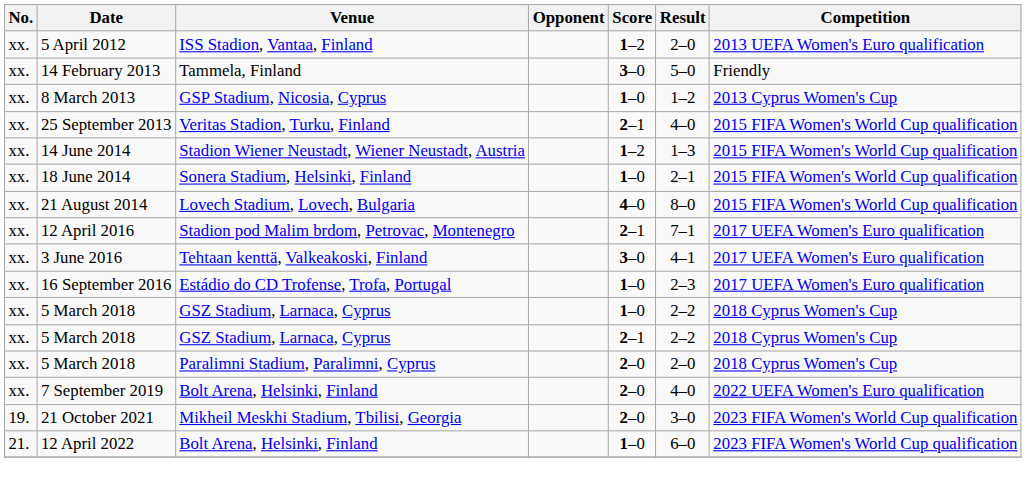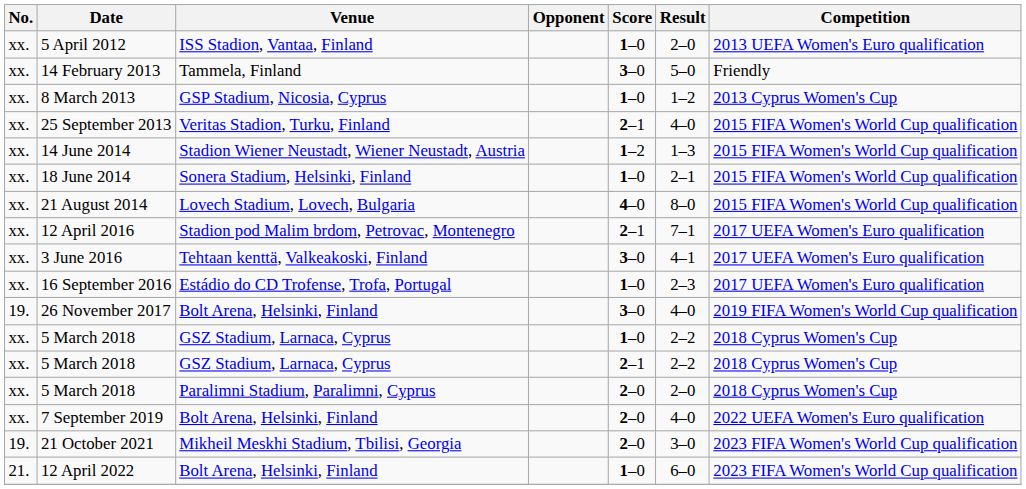(632, 44) 1–2 -> (632, 44) 1–0
+ row: (106, 310)
